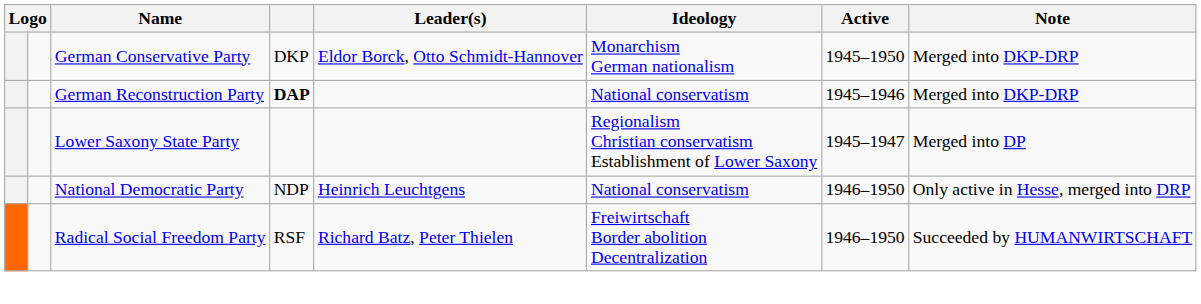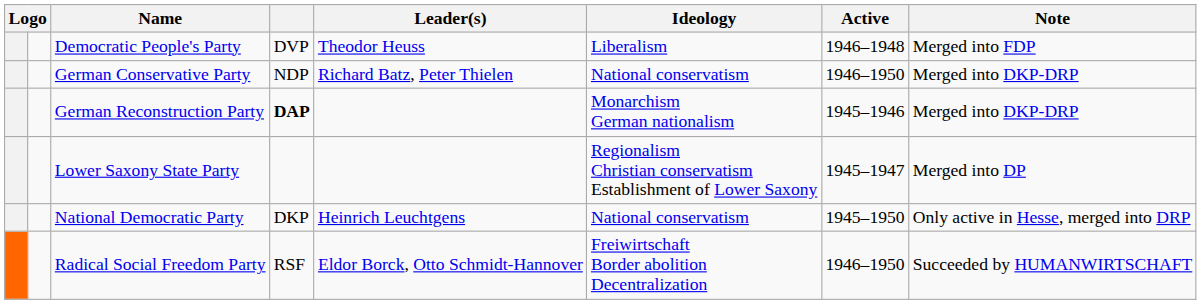+ row: (148, 46)
(291, 56) DKP -> (291, 74) NDP
(450, 56) Eldor Borck, Otto Schmidt-Hannover -> (416, 74) Richard Batz, Peter Thielen
(663, 56) Monarchism German nationalism -> (670, 74) National conservatism
(865, 56) 1945–1950 -> (865, 74) 1946–1950
(670, 94) National conservatism -> (663, 112) Monarchism German nationalism
(291, 189) NDP -> (291, 217) DKP
(865, 189) 1946–1950 -> (865, 217) 1945–1950
(416, 237) Richard Batz, Peter Thielen -> (450, 265) Eldor Borck, Otto Schmidt-Hannover
